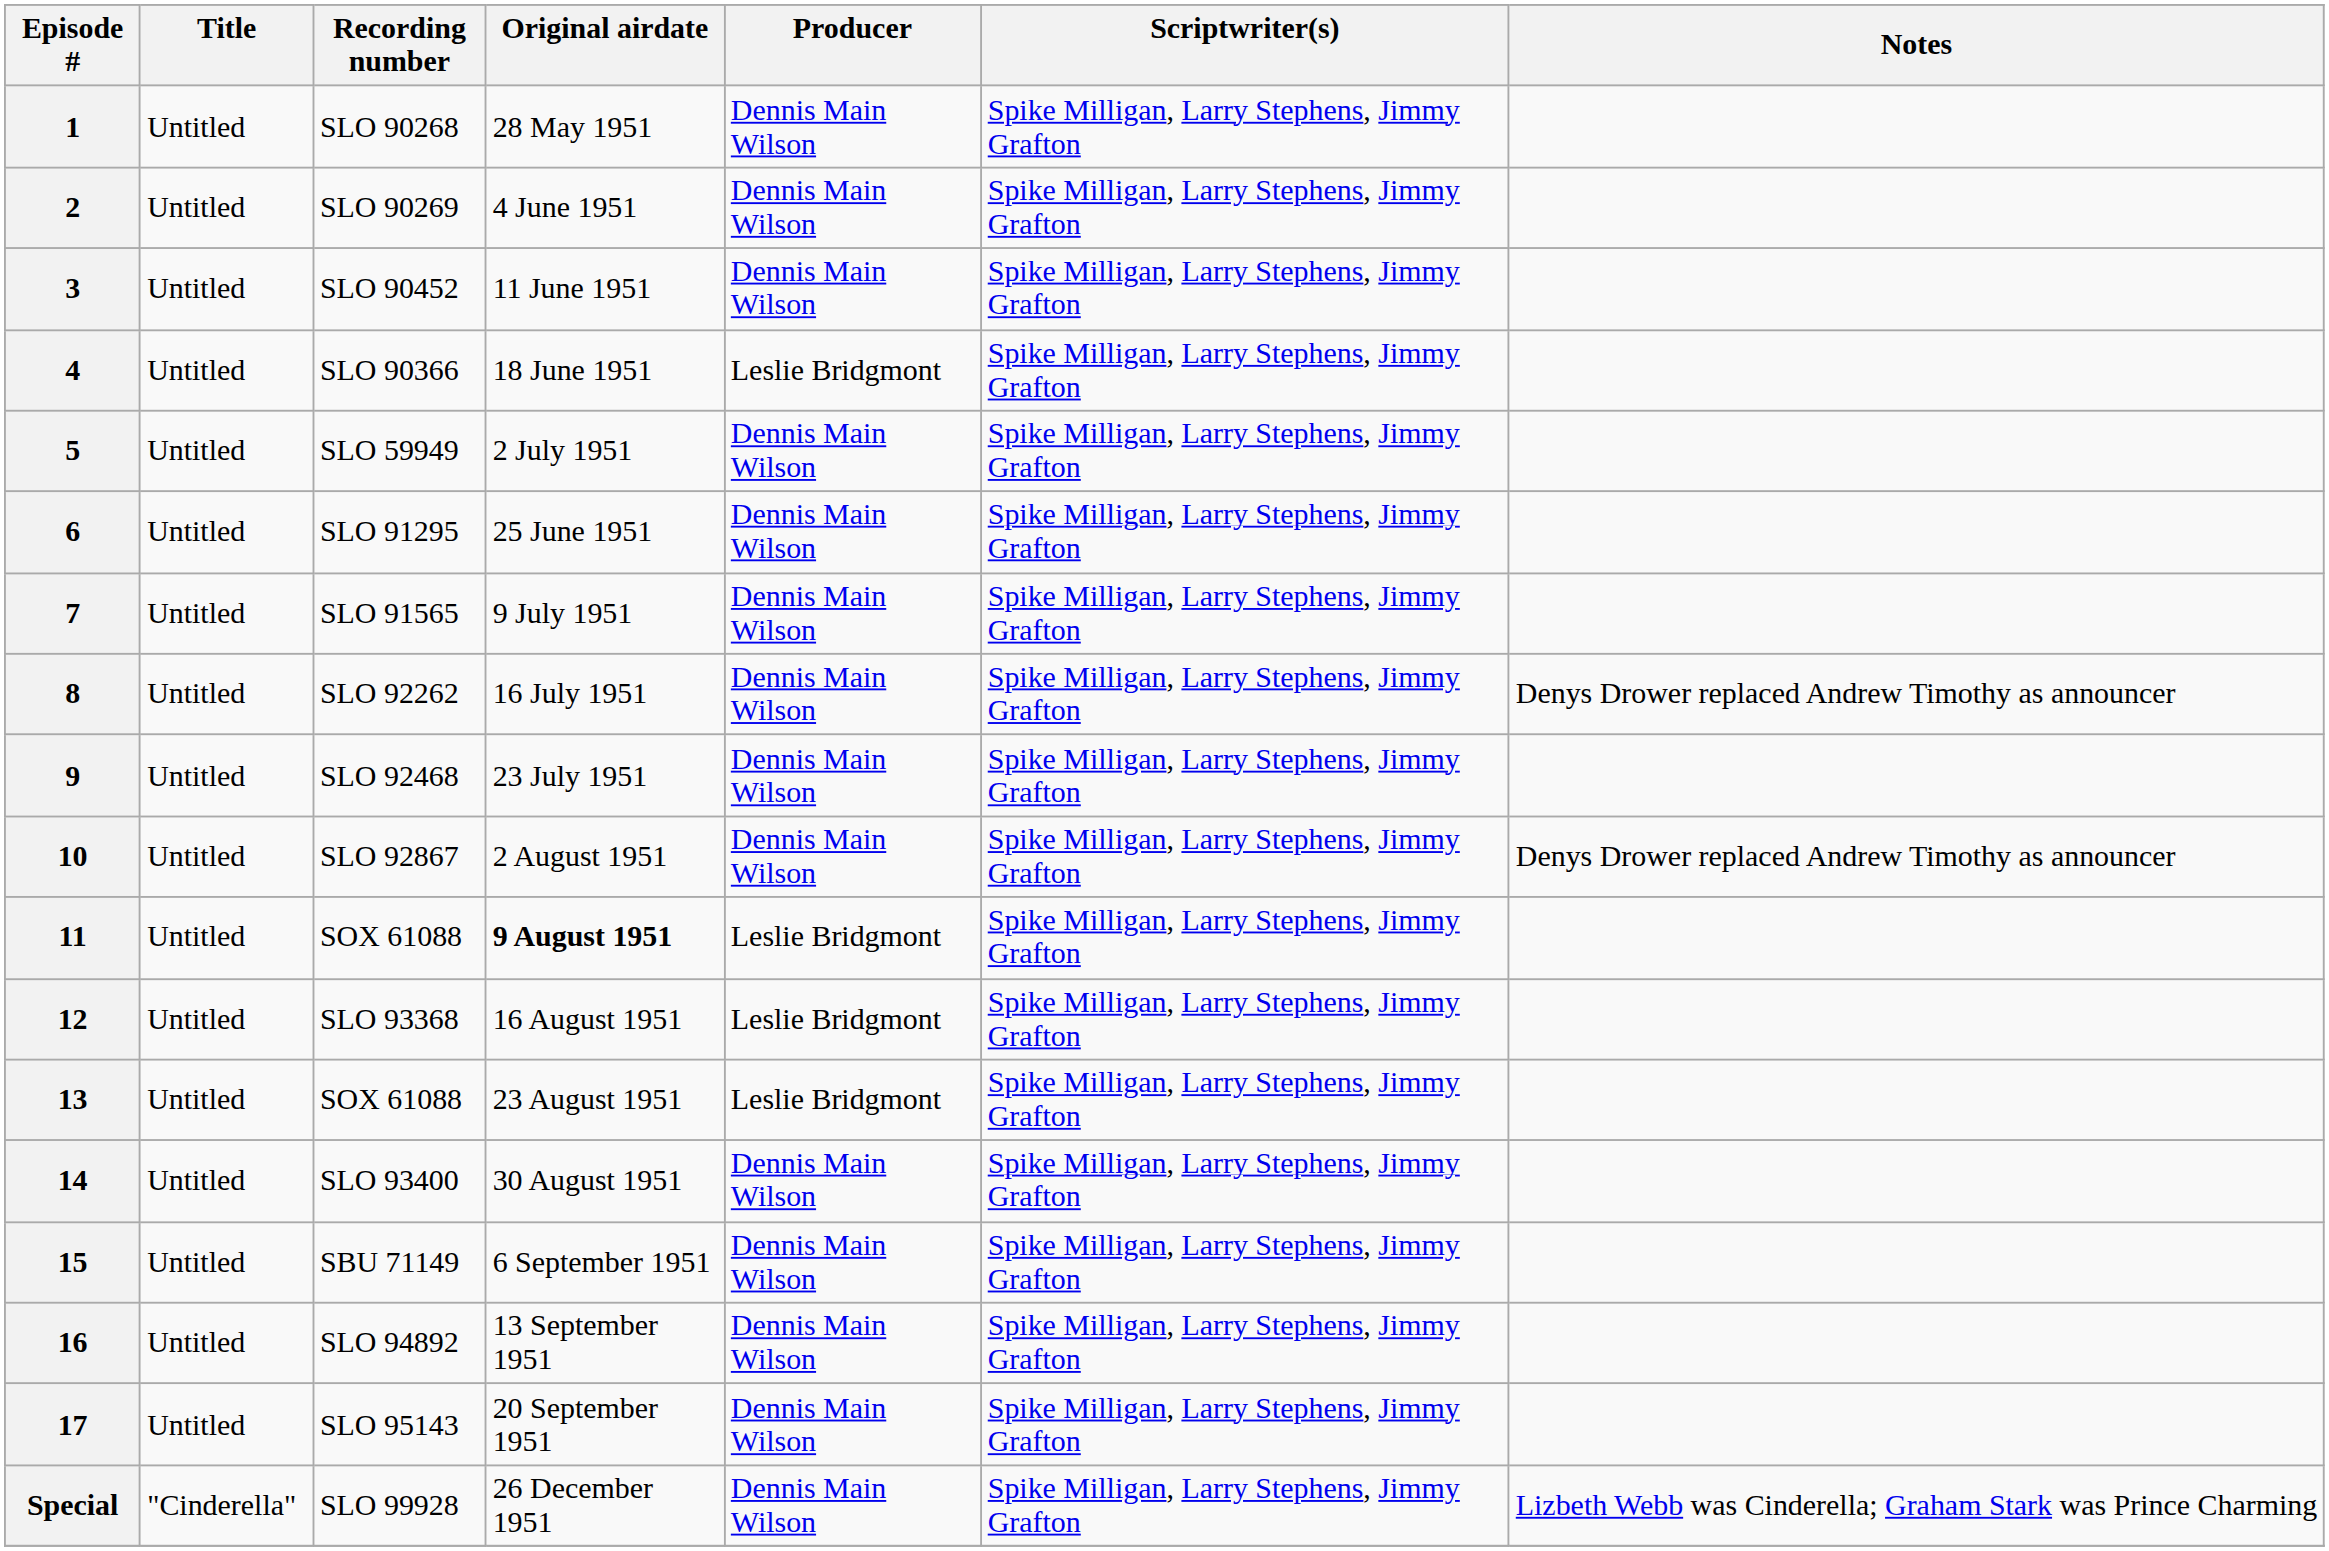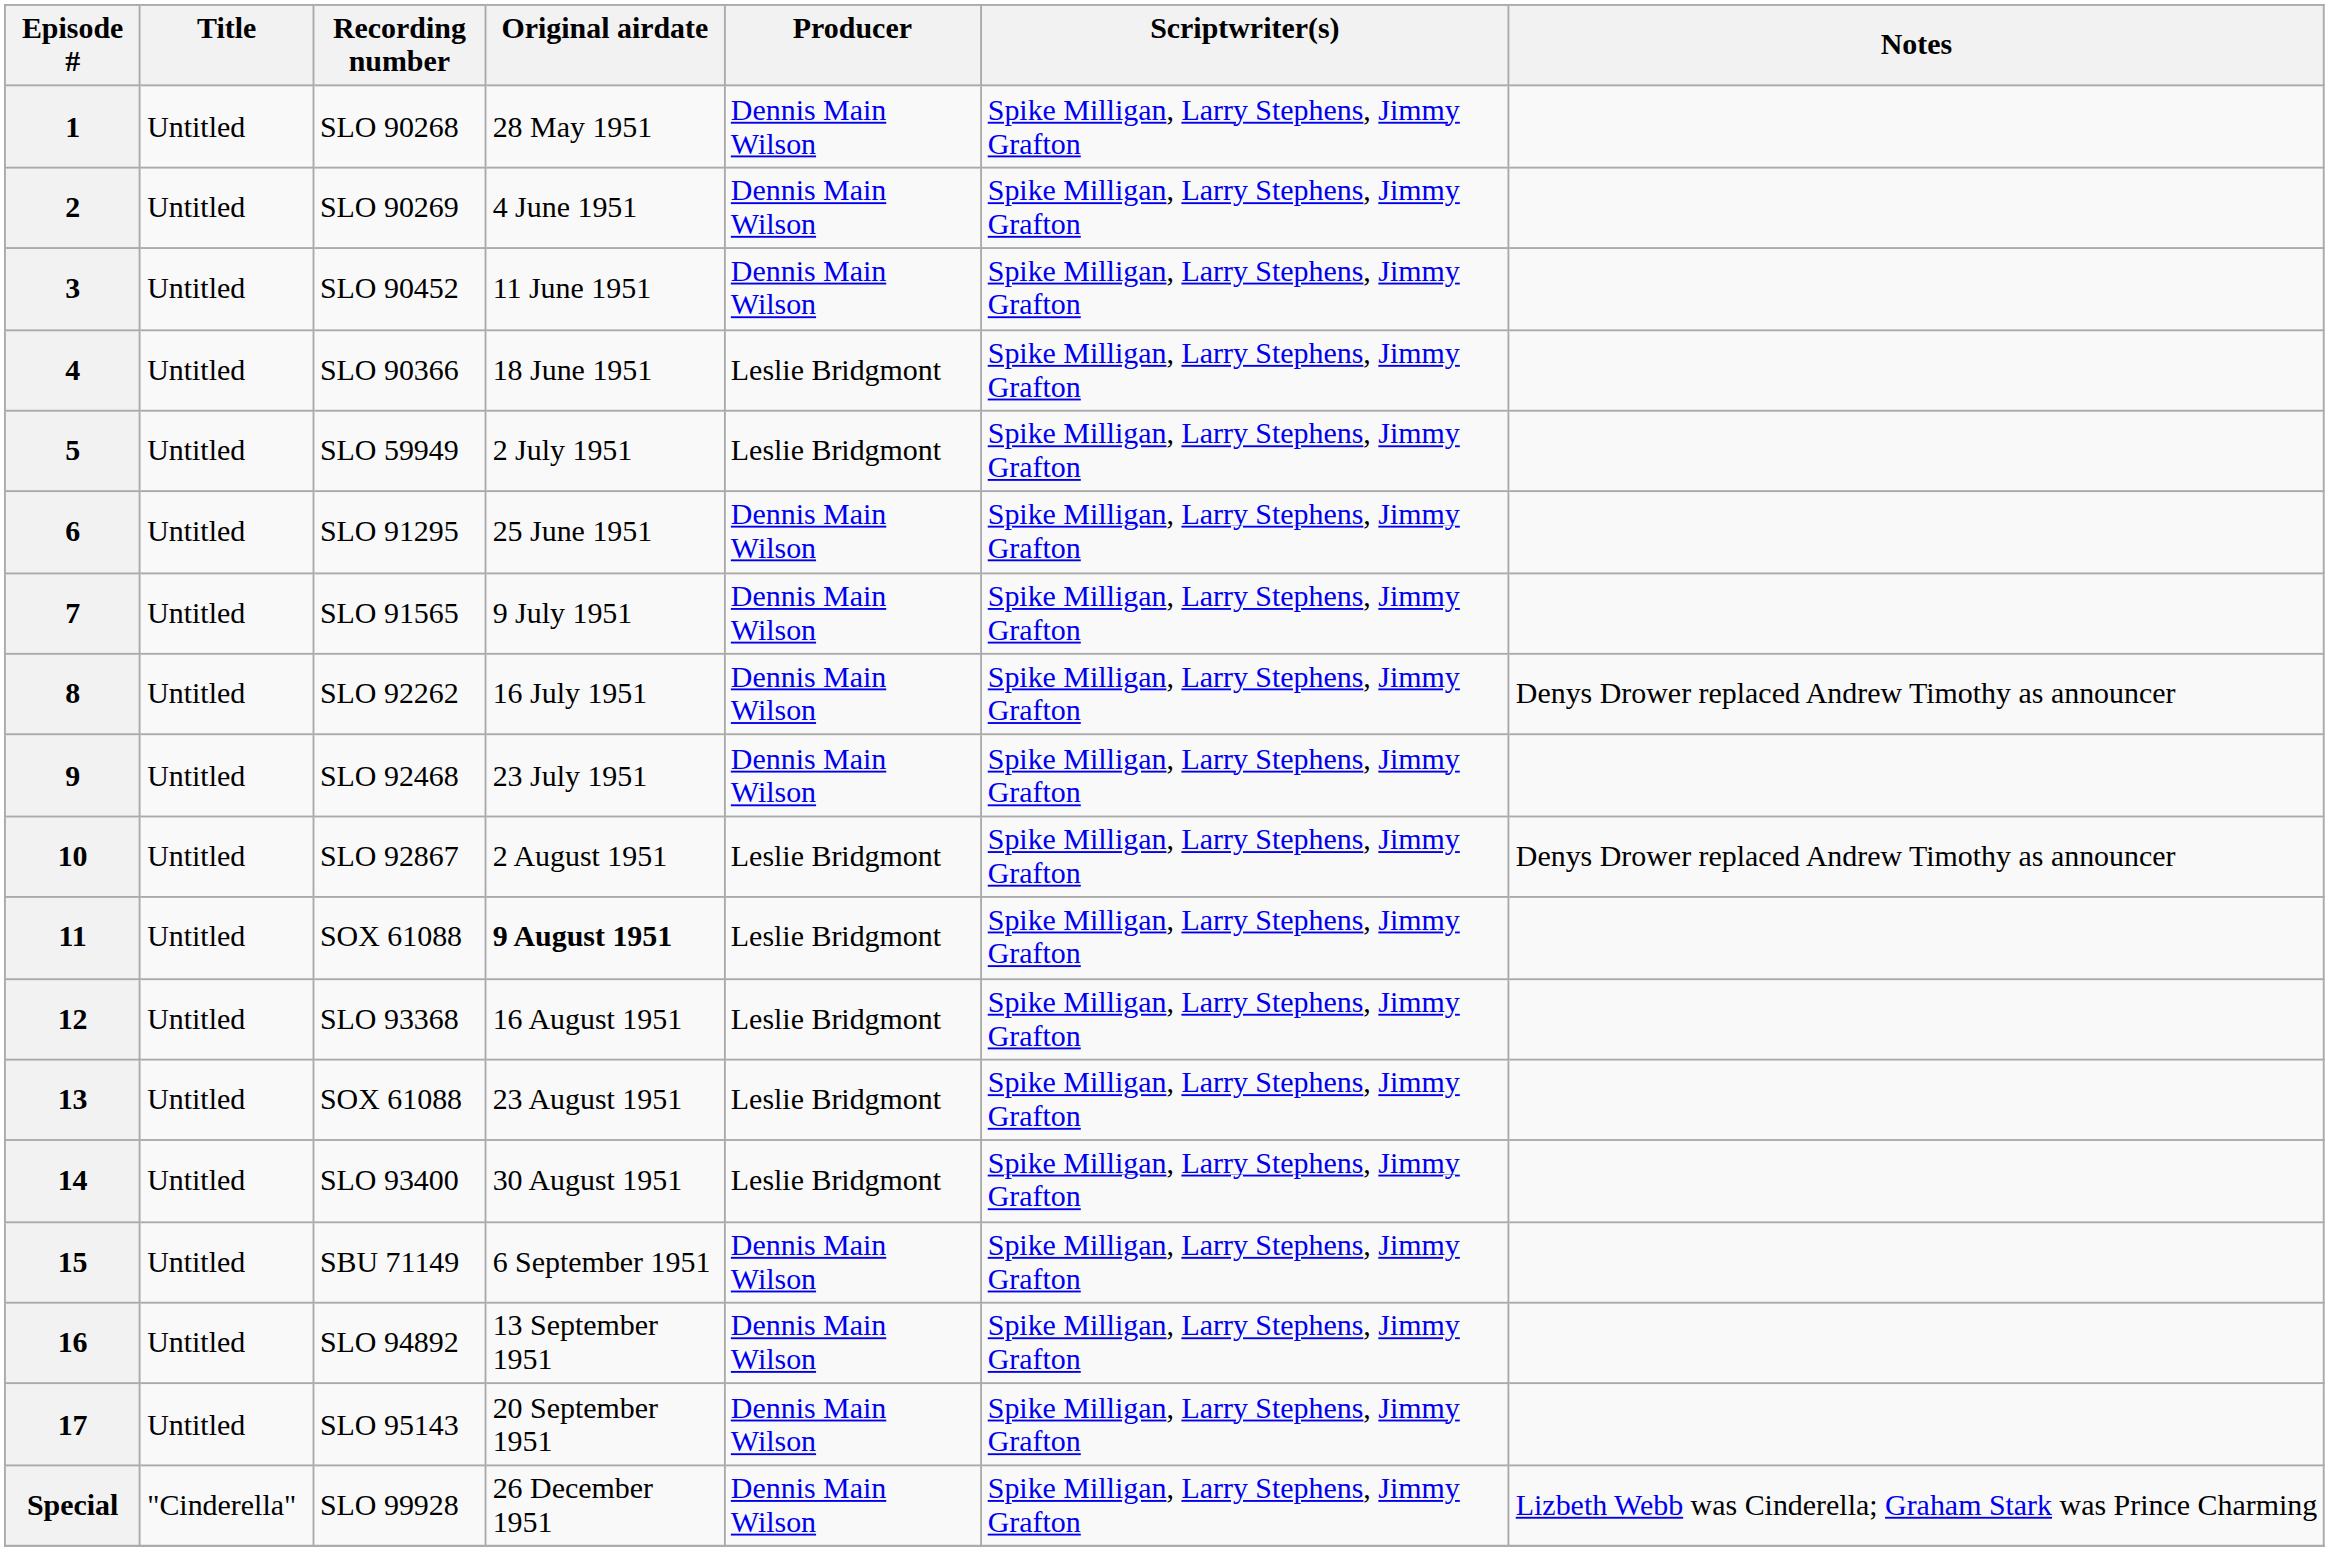(809, 450) Dennis Main Wilson -> (836, 450) Leslie Bridgmont
(809, 856) Dennis Main Wilson -> (836, 856) Leslie Bridgmont
(809, 1180) Dennis Main Wilson -> (836, 1180) Leslie Bridgmont
